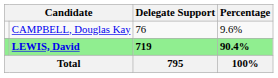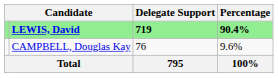rows swapped: (46, 47) <-> (71, 30)
